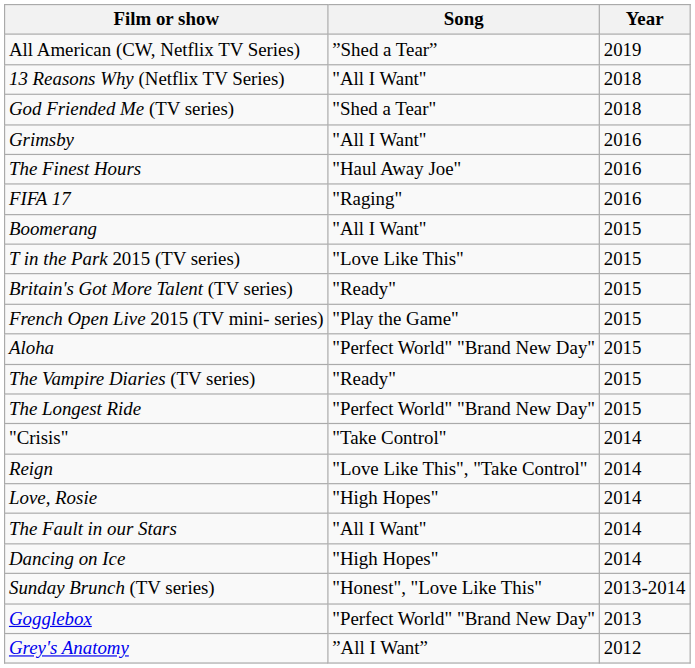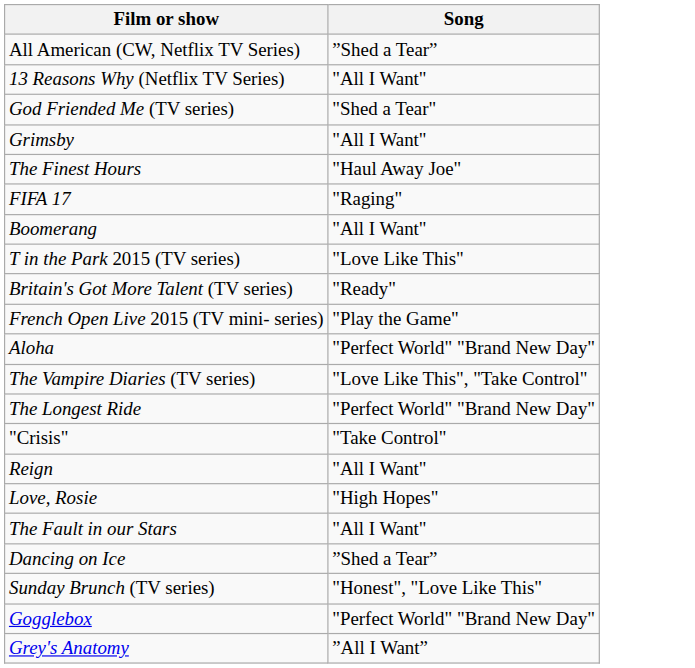- column: (645, 19)
(364, 378) "Ready" -> (460, 378) "Love Like This", "Take Control"
(460, 468) "Love Like This", "Take Control" -> (379, 468) "All I Want"
(385, 558) "High Hopes" -> (385, 558) ”Shed a Tear”
